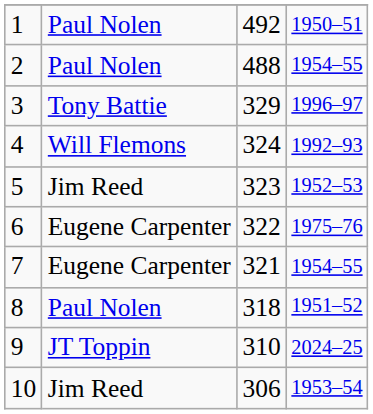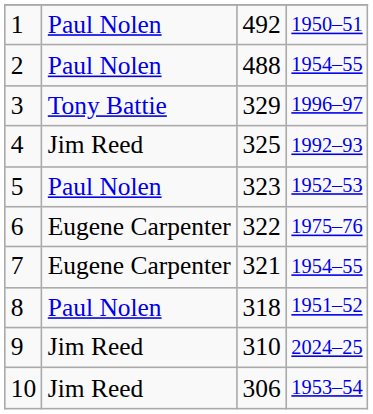(117, 145) Will Flemons -> (96, 145) Jim Reed
(262, 145) 324 -> (262, 145) 325
(96, 186) Jim Reed -> (105, 186) Paul Nolen
(99, 347) JT Toppin -> (96, 347) Jim Reed
